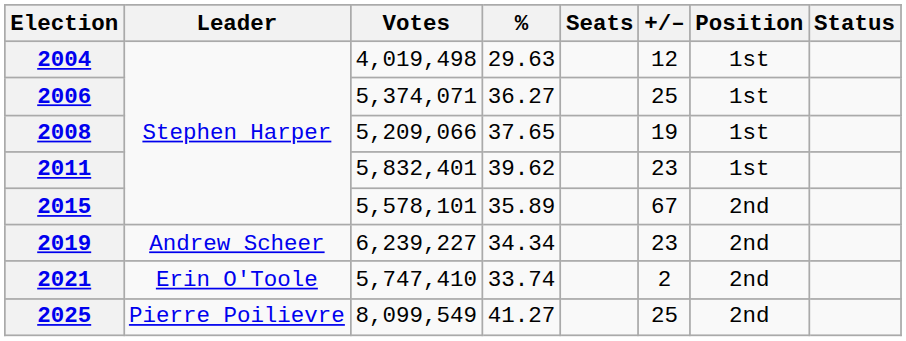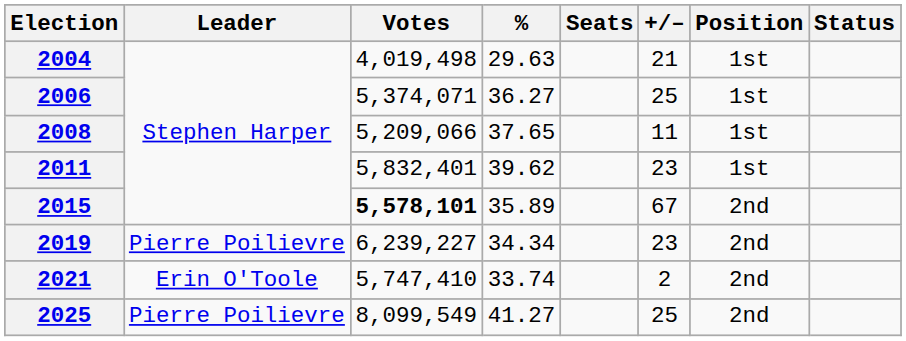(664, 60) 12 -> (664, 60) 21
(664, 133) 19 -> (664, 133) 11
(416, 206) normal -> (416, 206) bold
(237, 243) Andrew Scheer -> (237, 243) Pierre Poilievre
